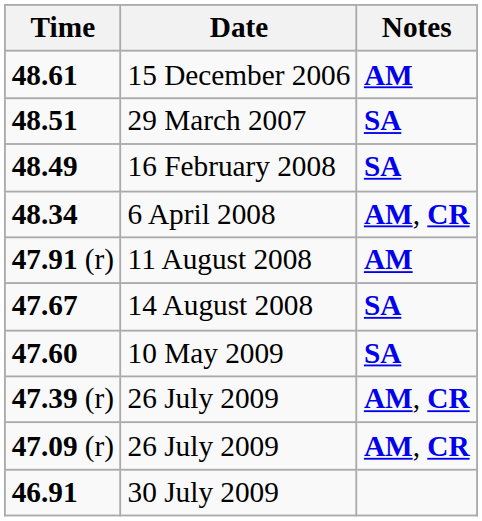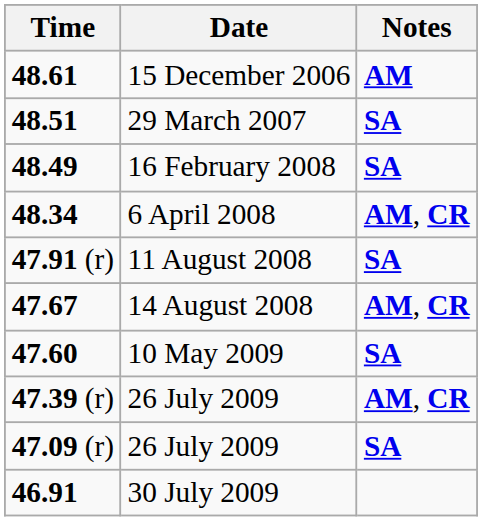(388, 259) AM -> (383, 259) SA
(383, 306) SA -> (417, 306) AM, CR
(417, 445) AM, CR -> (383, 445) SA
